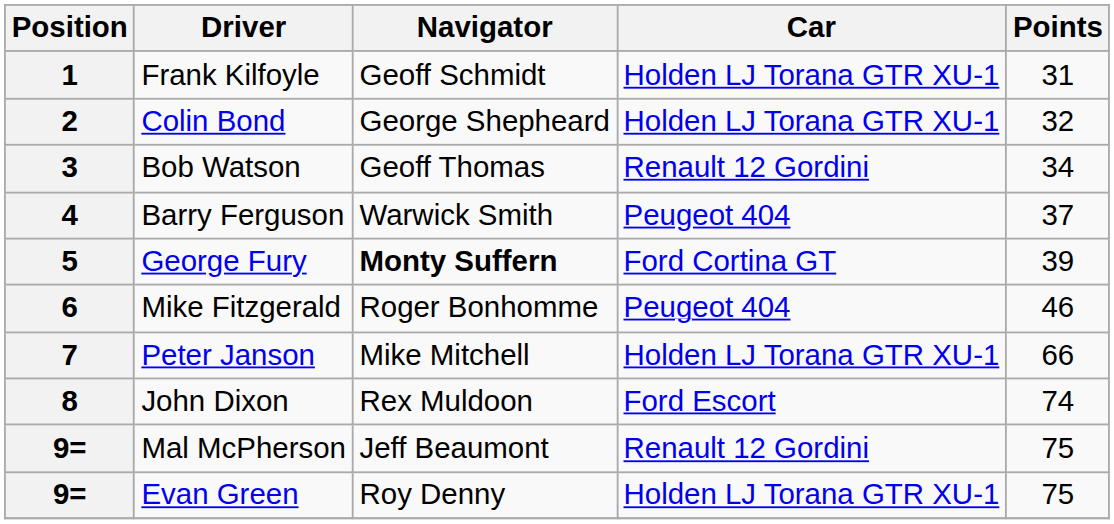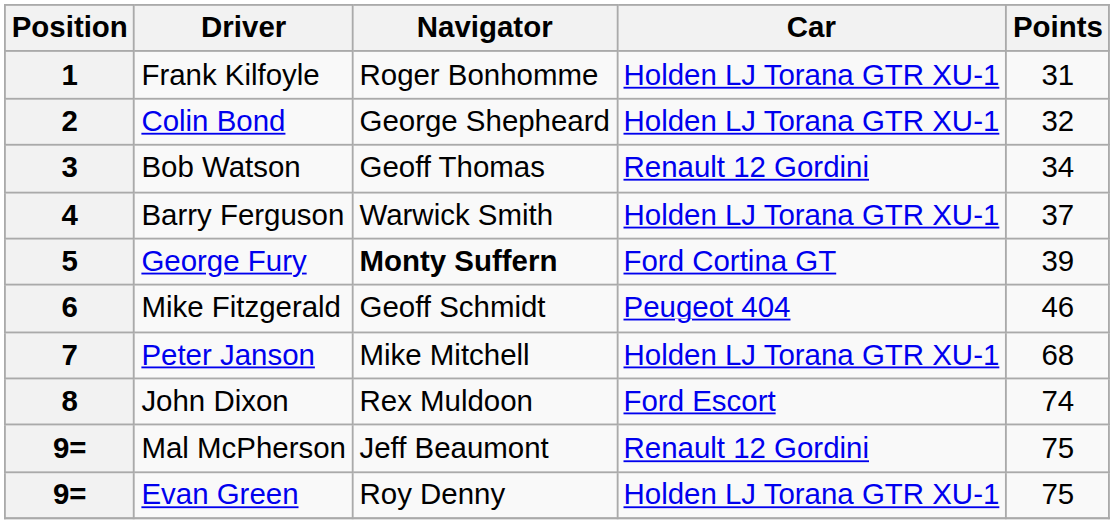(453, 74) Geoff Schmidt -> (479, 74) Roger Bonhomme
(707, 214) Peugeot 404 -> (811, 214) Holden LJ Torana GTR XU-1
(479, 307) Roger Bonhomme -> (453, 307) Geoff Schmidt
(1058, 354) 66 -> (1058, 354) 68
